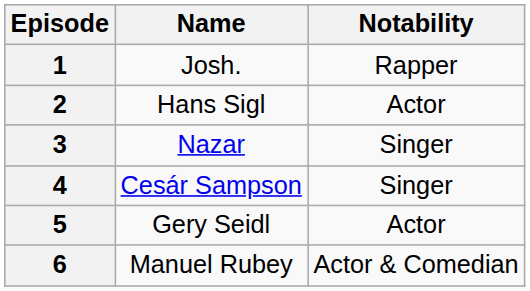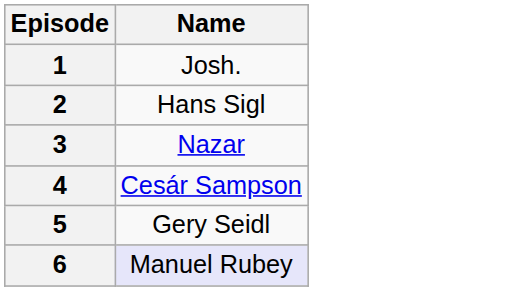- column: (416, 24)
(211, 265) no background -> (211, 265) lavender background
